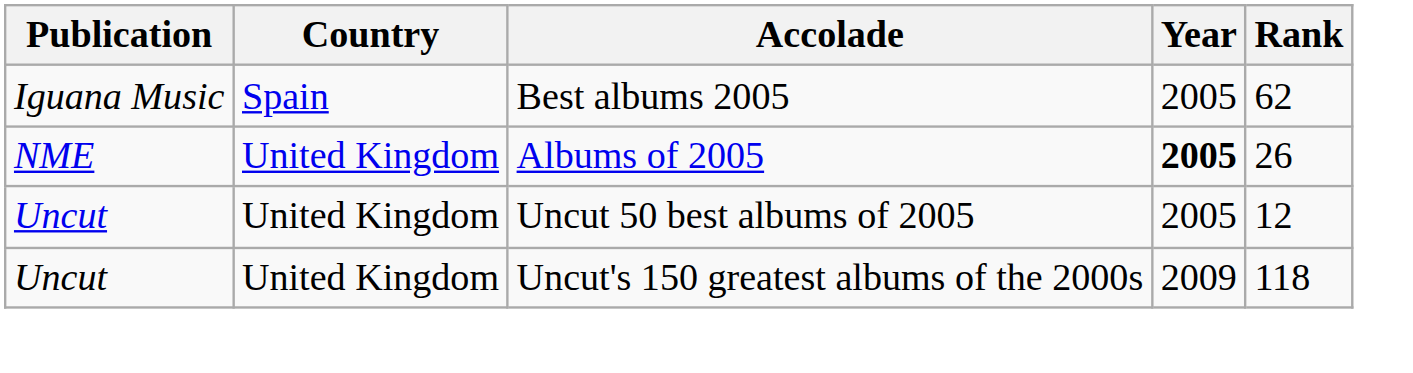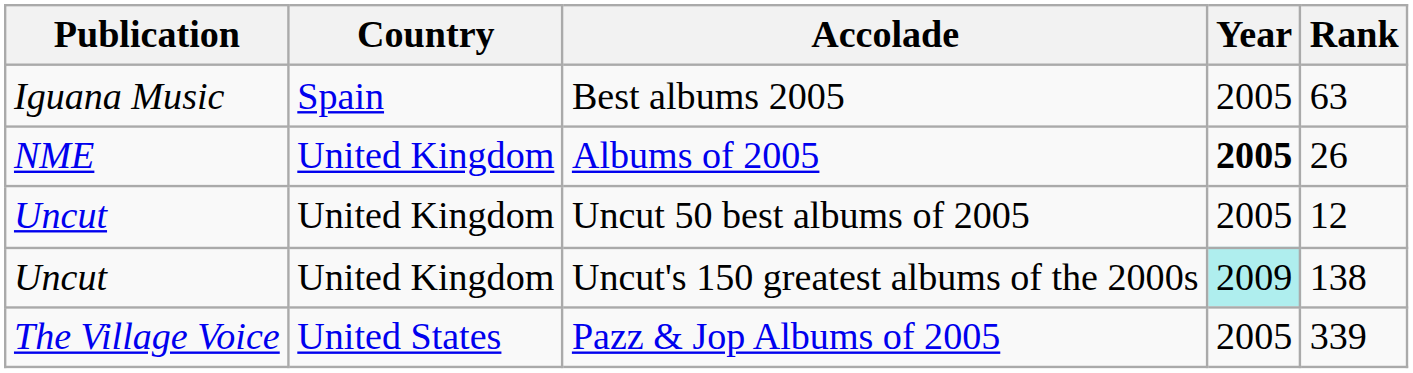(1274, 95) 62 -> (1329, 95) 63
(1199, 276) no background -> (1254, 276) paleturquoise background
(1282, 276) 118 -> (1338, 276) 138
+ row: (786, 336)
